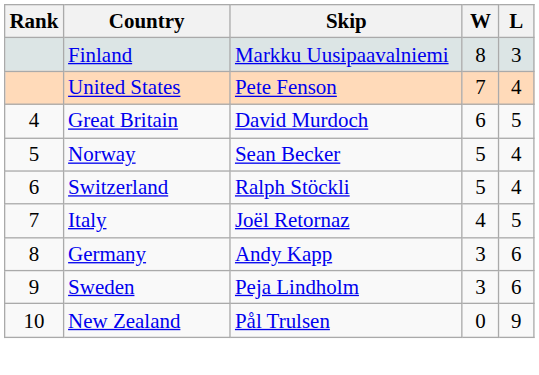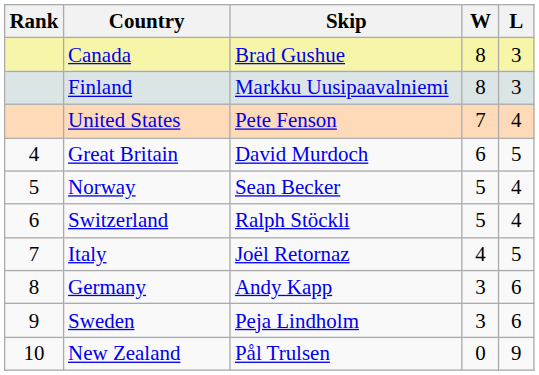+ row: (100, 54)
